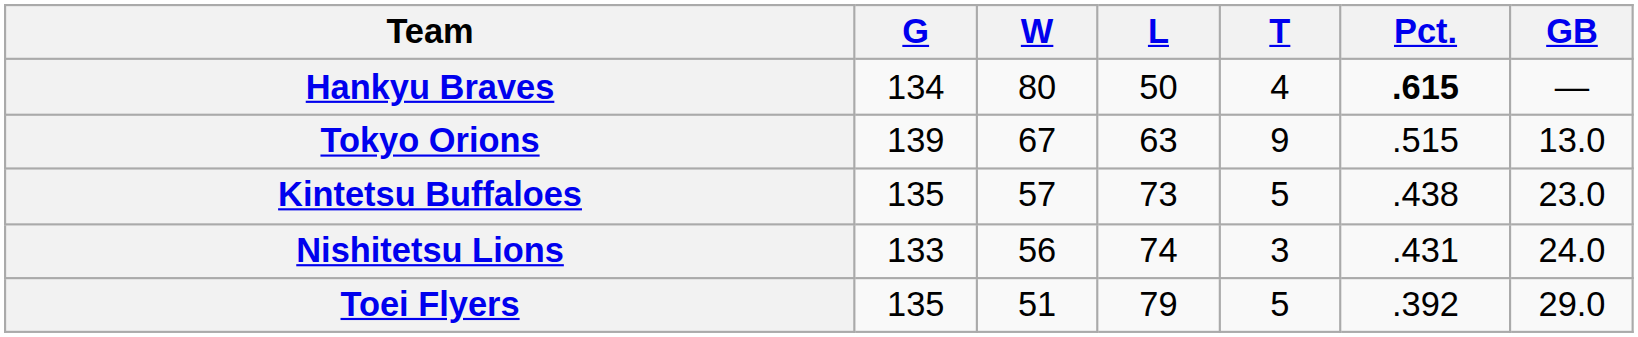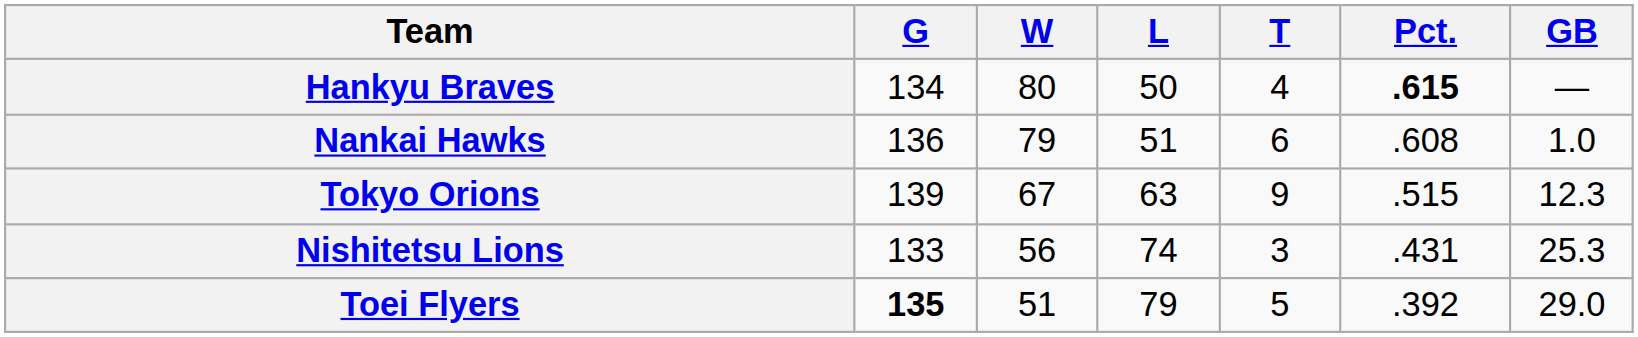+ row: (430, 140)
(1572, 140) 13.0 -> (1572, 195) 12.3
- row: (430, 195)
(1572, 250) 24.0 -> (1572, 250) 25.3
(916, 304) normal -> (916, 304) bold
